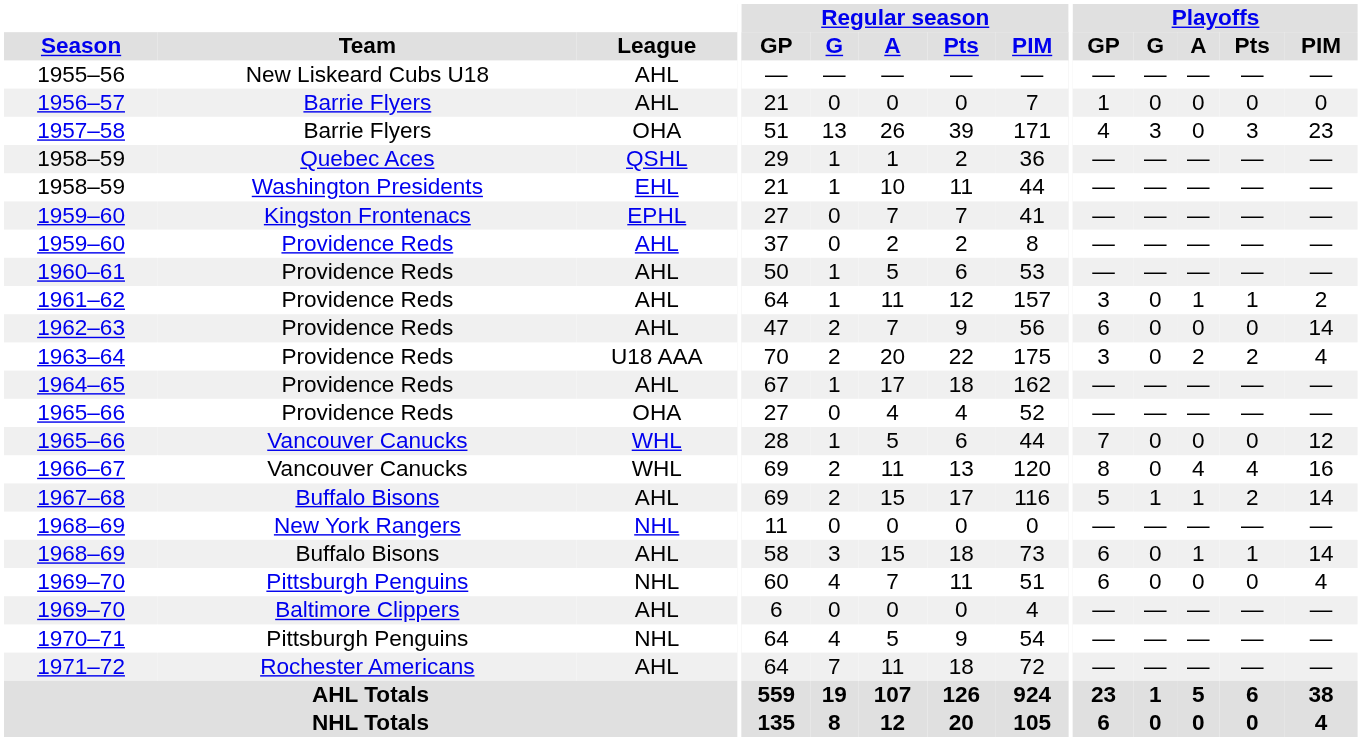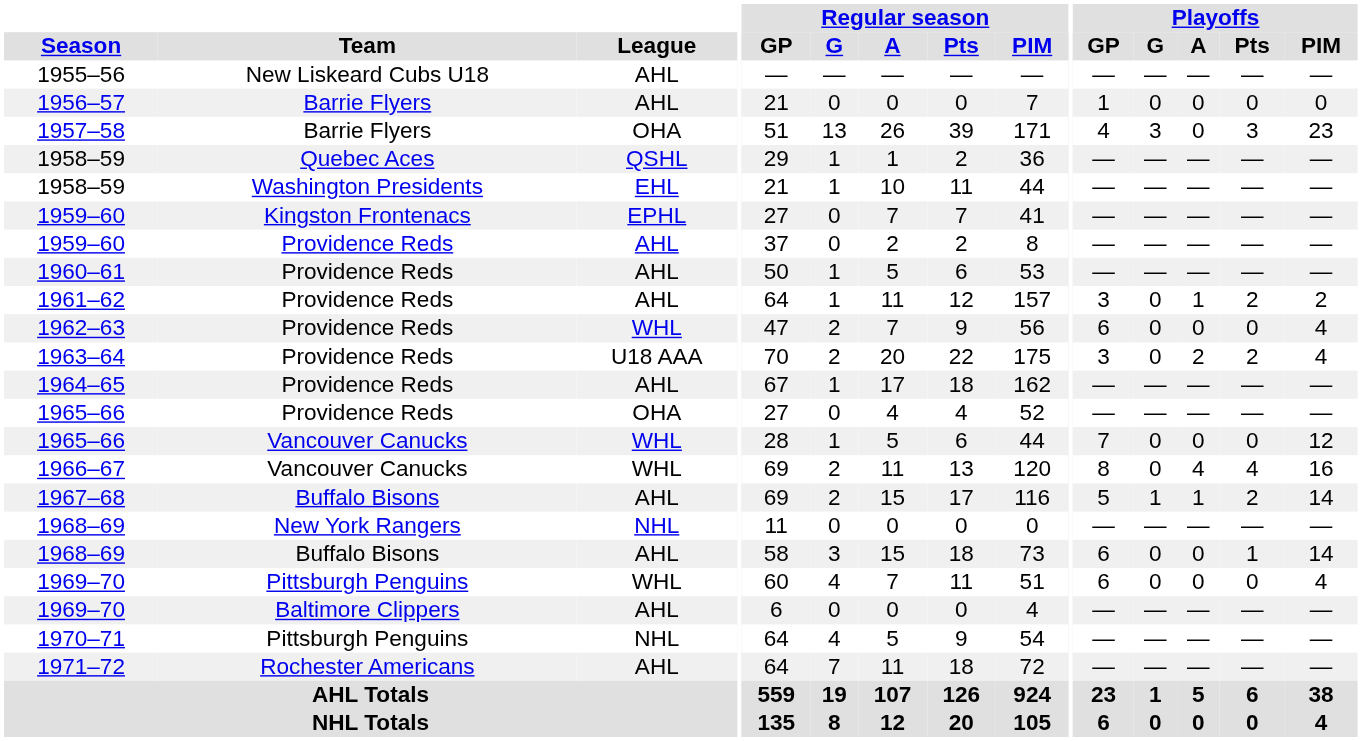(1252, 299) 1 -> (1252, 299) 2
(657, 328) AHL -> (657, 328) WHL
(1321, 328) 14 -> (1321, 328) 4
(1198, 553) 1 -> (1198, 553) 0
(657, 581) NHL -> (657, 581) WHL
